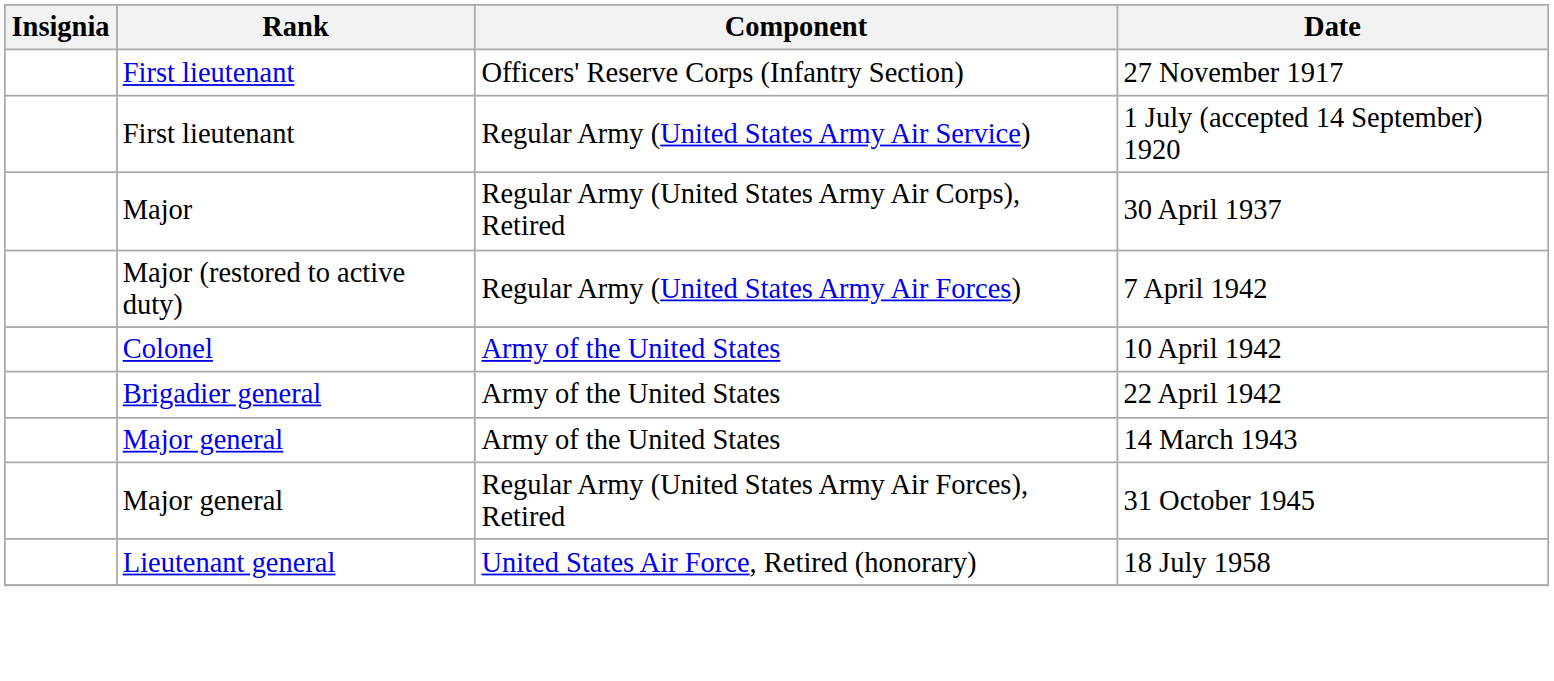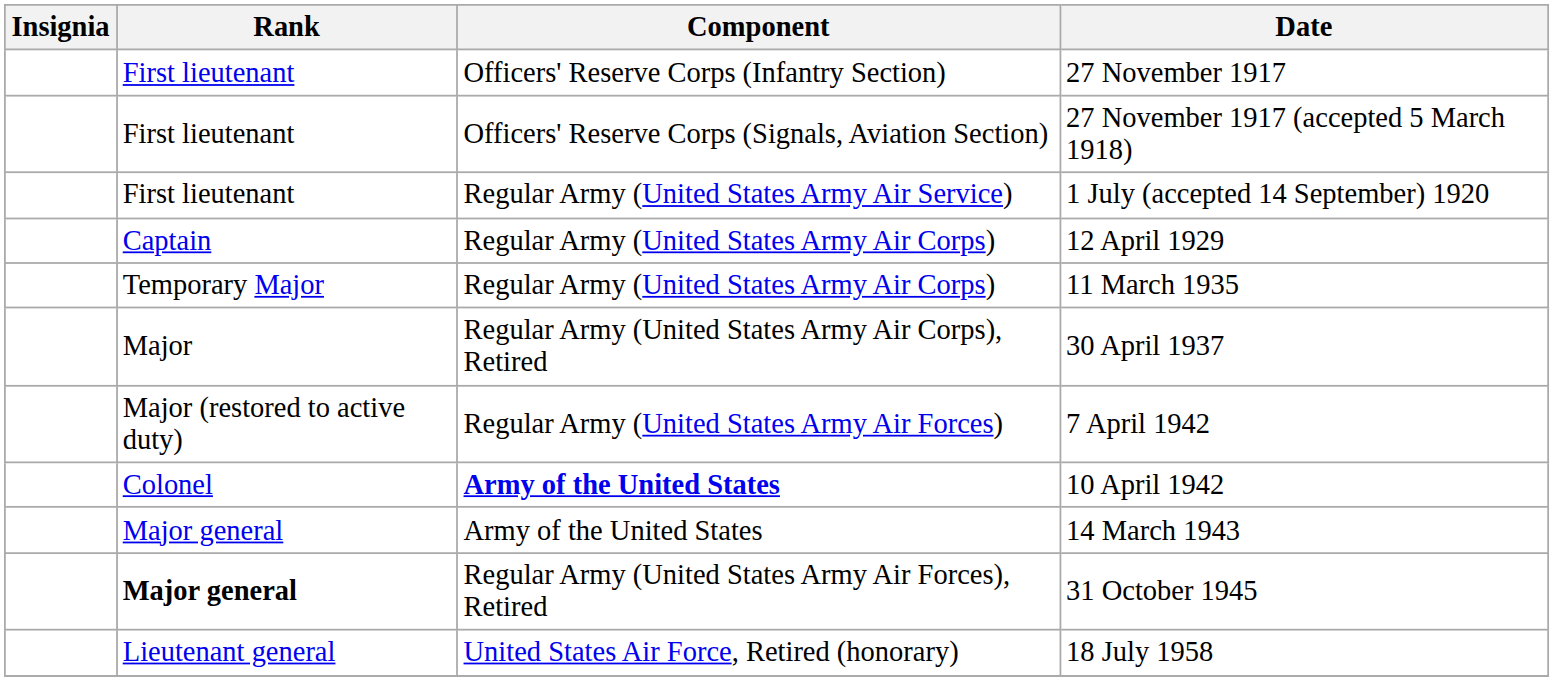+ row: (1286, 133)
+ row: (1145, 239)
+ row: (1153, 284)
(631, 349) normal -> (622, 484) bold
- row: (1203, 394)
(203, 500) normal -> (210, 590) bold
